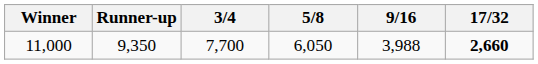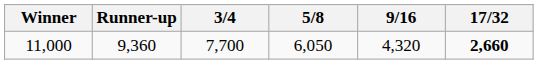(137, 45) 9,350 -> (137, 45) 9,360
(401, 45) 3,988 -> (401, 45) 4,320
